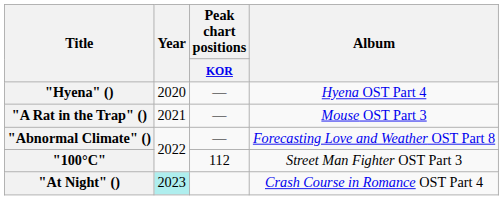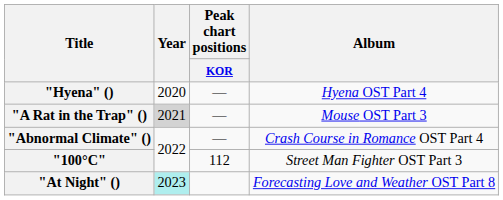(172, 115) no background -> (172, 115) lightgrey background
(374, 138) Forecasting Love and Weather OST Part 8 -> (374, 138) Crash Course in Romance OST Part 4
(374, 183) Crash Course in Romance OST Part 4 -> (374, 183) Forecasting Love and Weather OST Part 8
